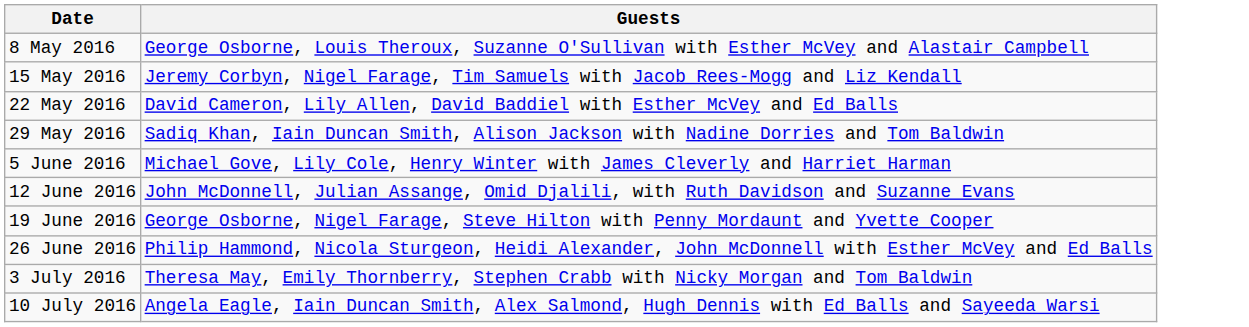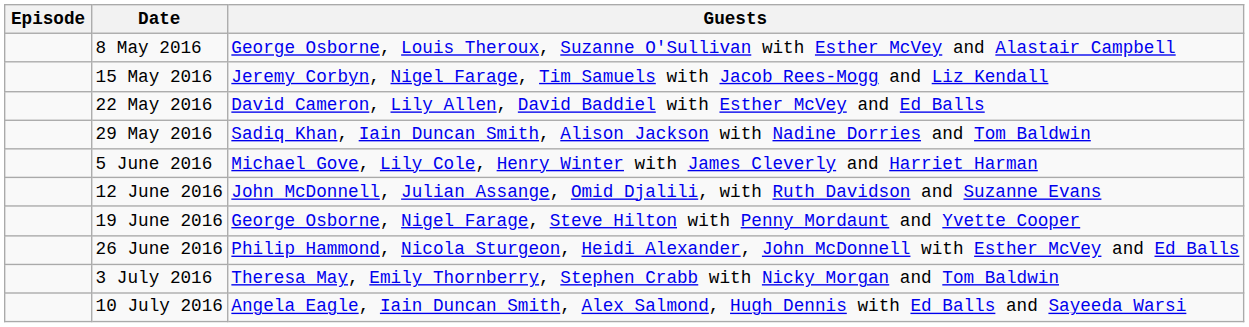+ column: (48, 19)
